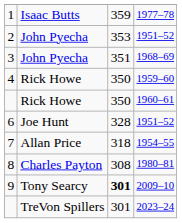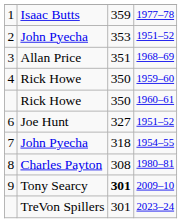(54, 57) John Pyecha -> (51, 57) Allan Price
(121, 121) 328 -> (121, 121) 327
(51, 143) Allan Price -> (54, 143) John Pyecha
